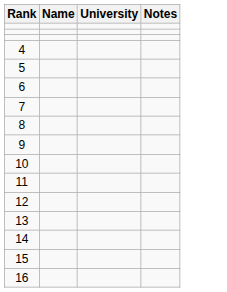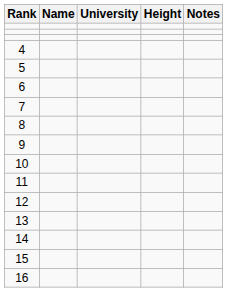+ column: (162, 14)
